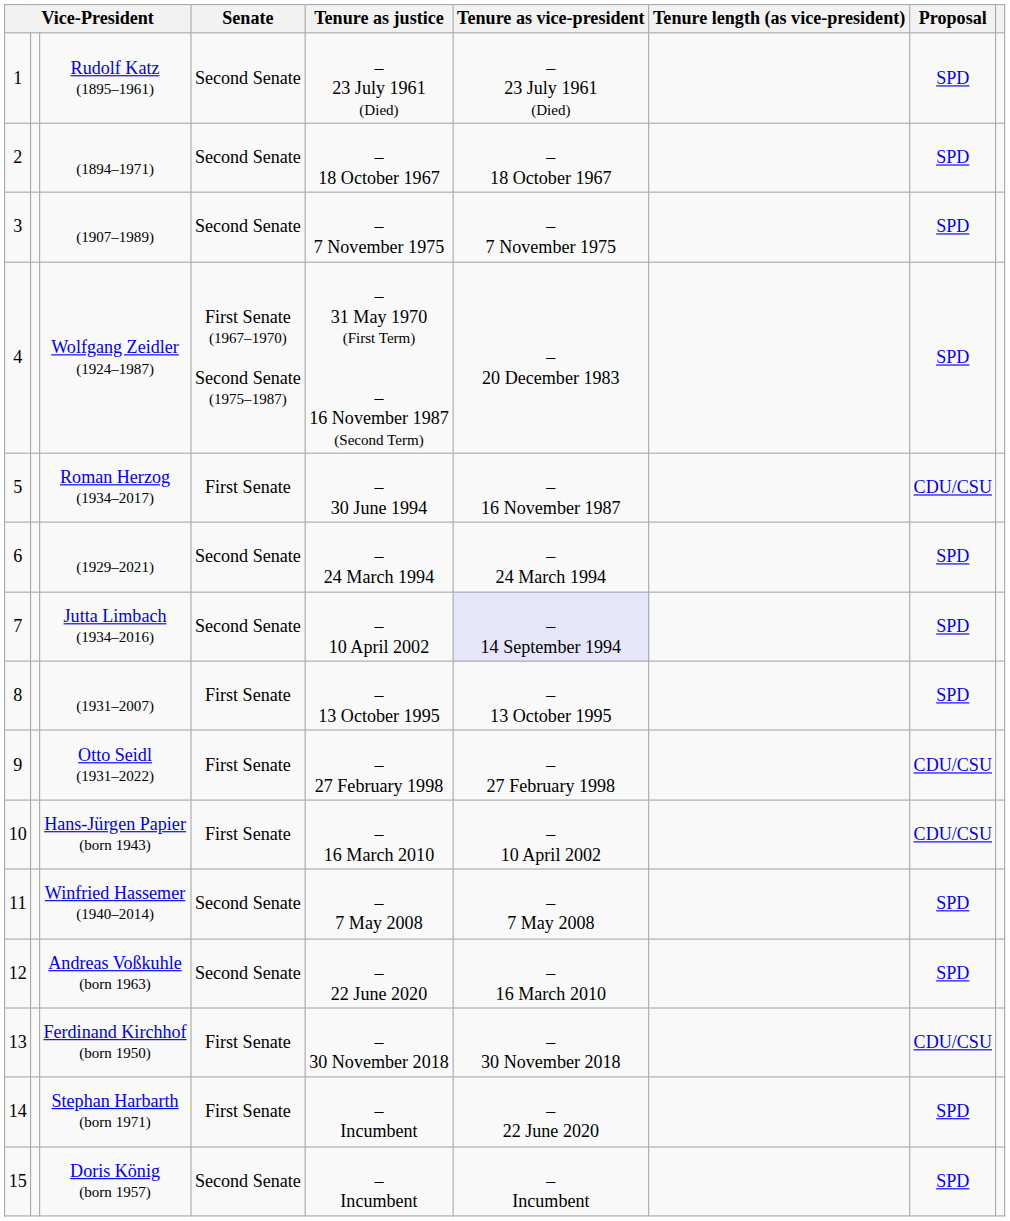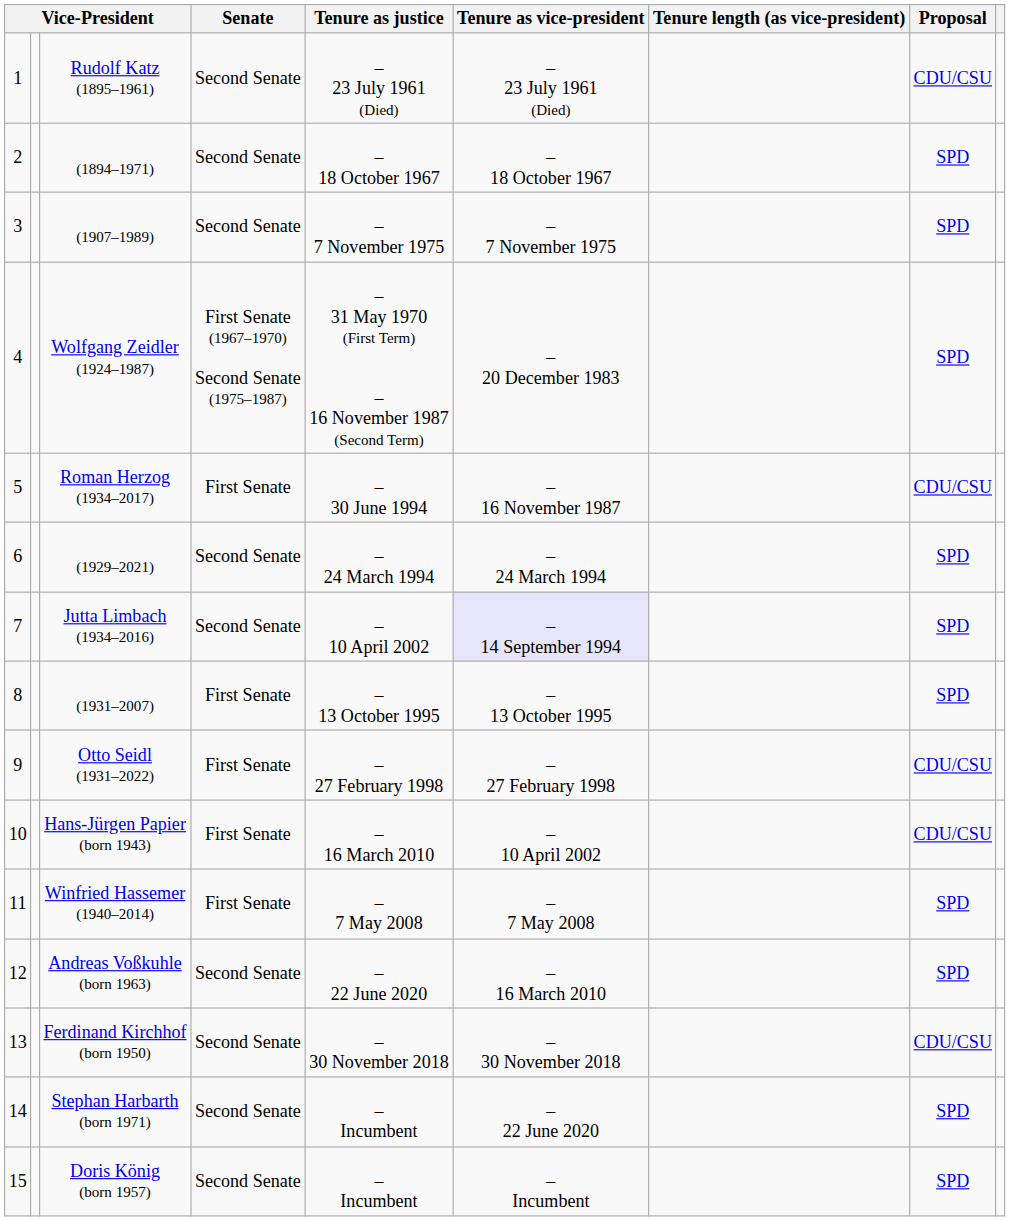(953, 78) SPD -> (953, 78) CDU/CSU
(248, 903) Second Senate -> (248, 903) First Senate
(248, 1042) First Senate -> (248, 1042) Second Senate
(248, 1111) First Senate -> (248, 1111) Second Senate
